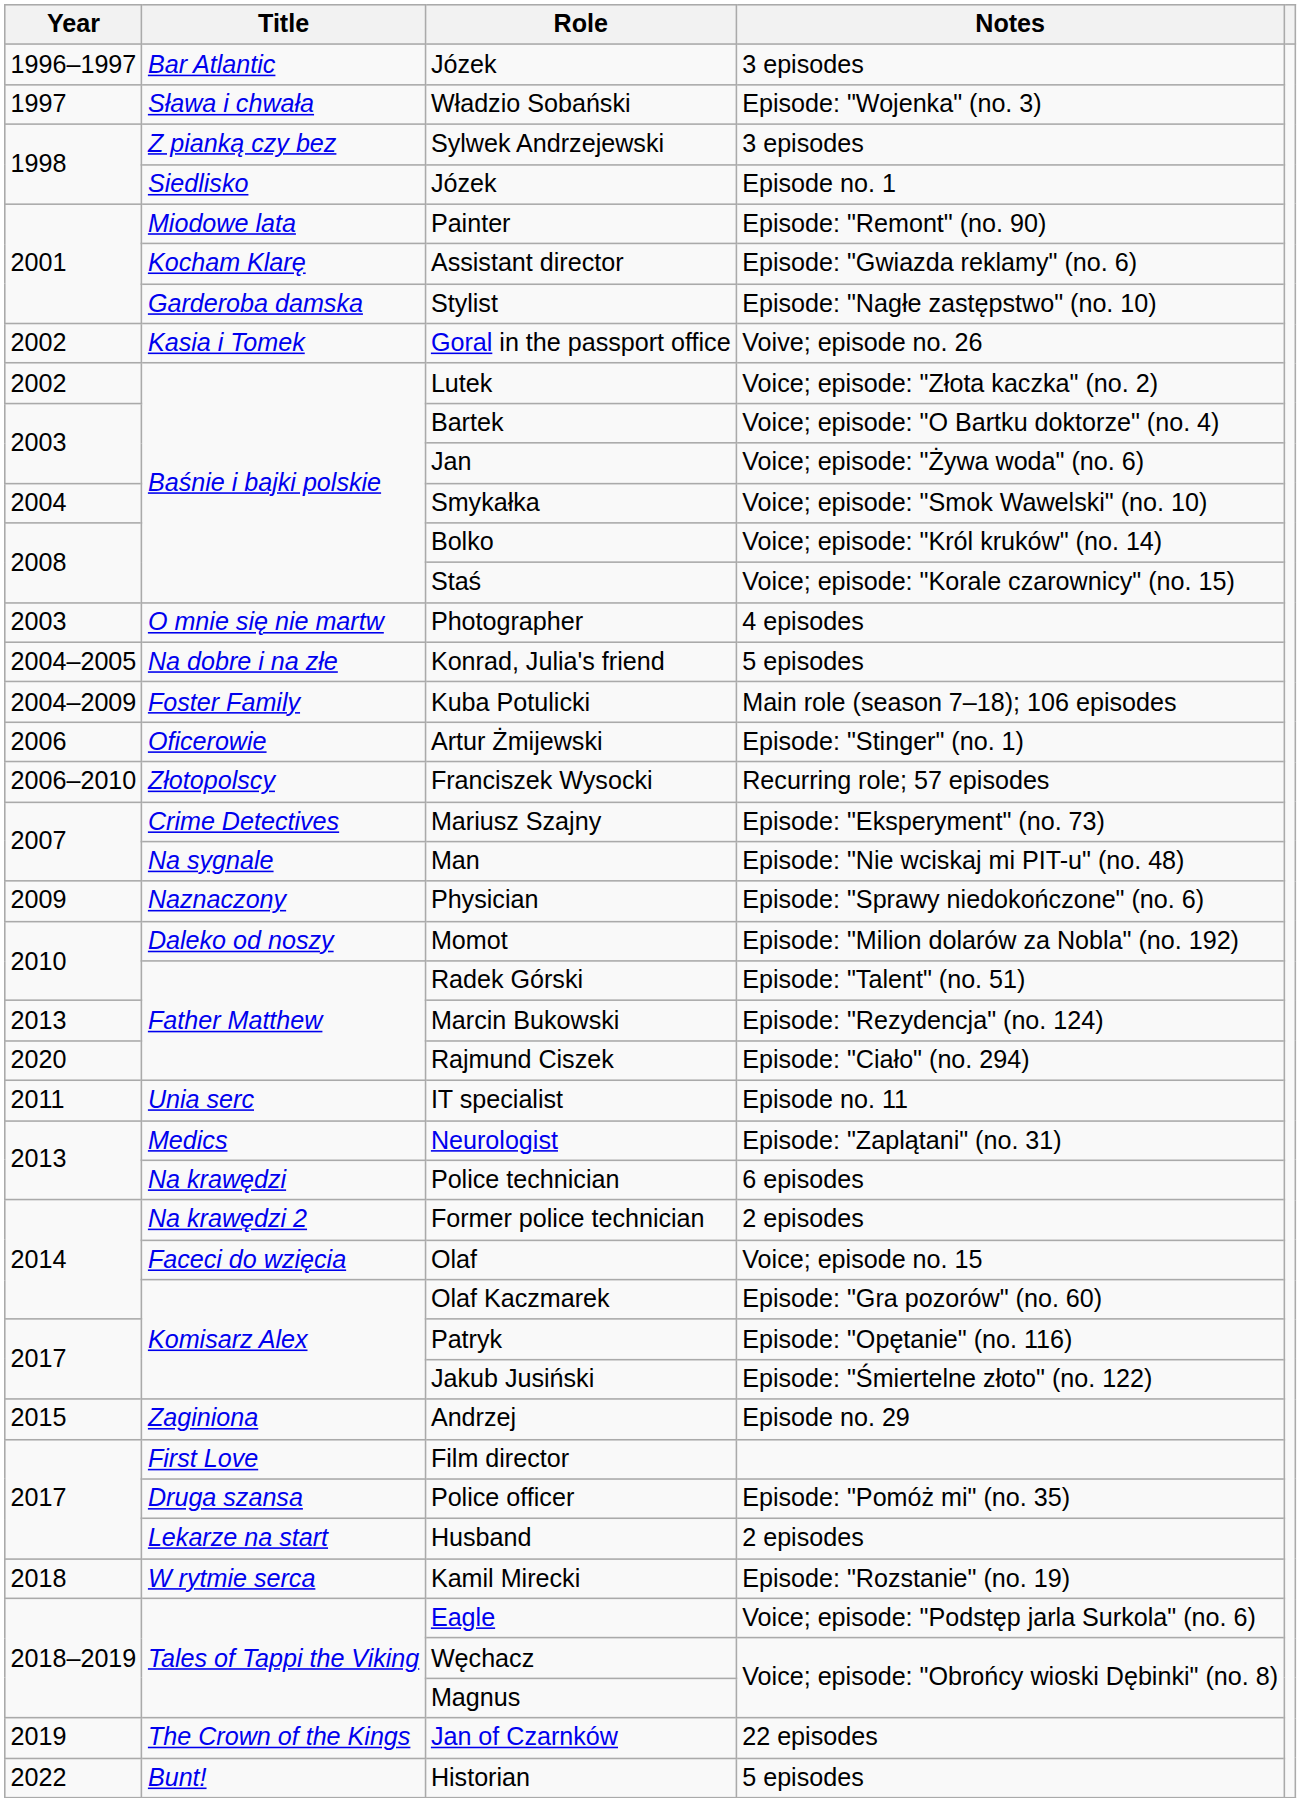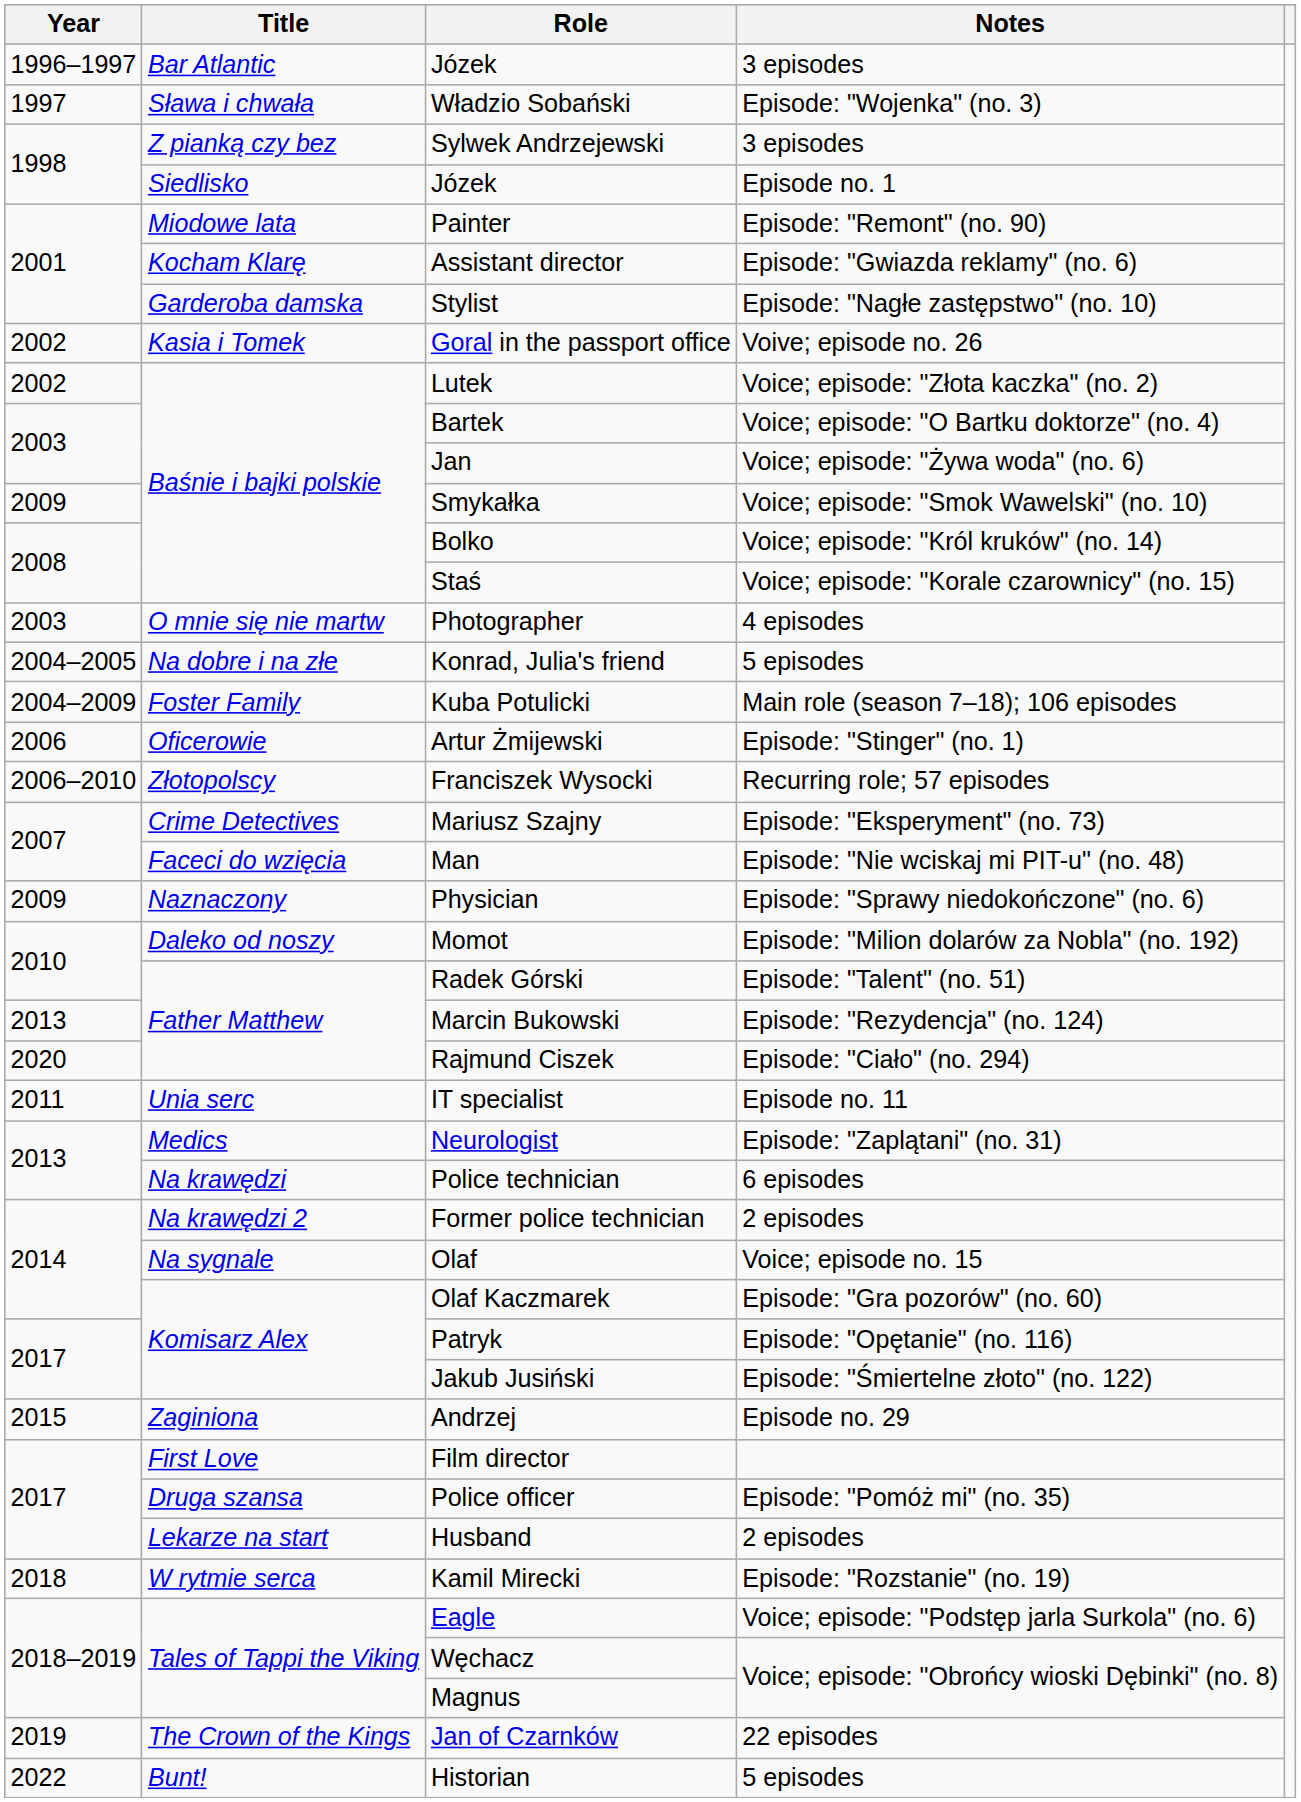(39, 502) 2004 -> (39, 502) 2009
(211, 861) Na sygnale -> (247, 861) Faceci do wzięcia
(247, 1259) Faceci do wzięcia -> (211, 1259) Na sygnale
